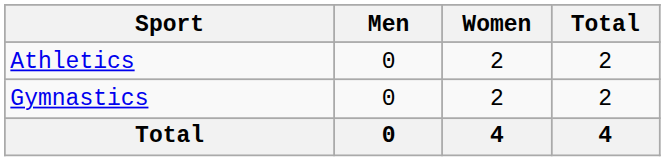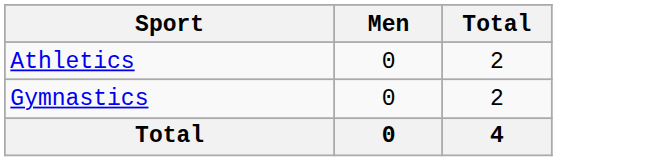- column: (497, 24)
